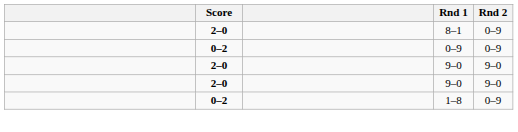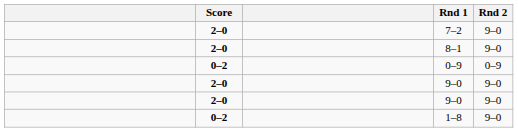+ row: (219, 30)
(493, 30) 0–9 -> (493, 48) 9–0
(493, 100) 0–9 -> (493, 118) 9–0
